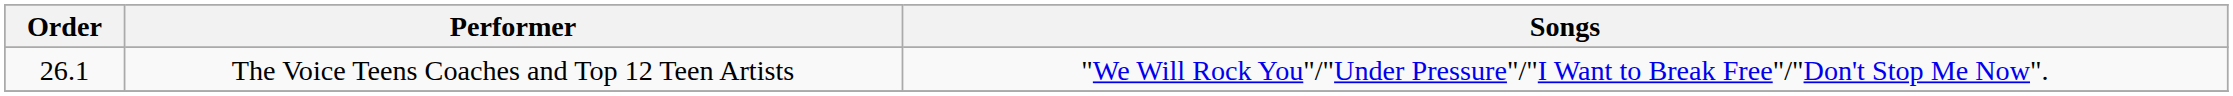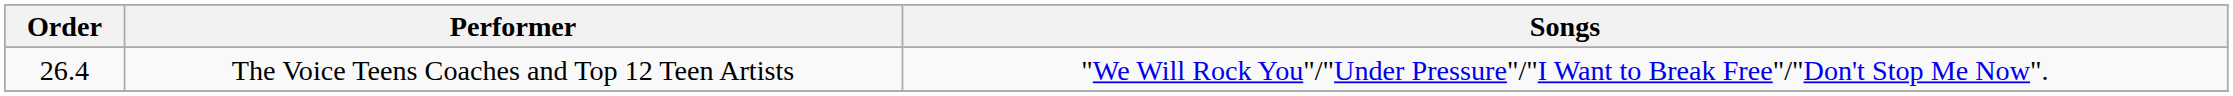(64, 69) 26.1 -> (64, 69) 26.4
